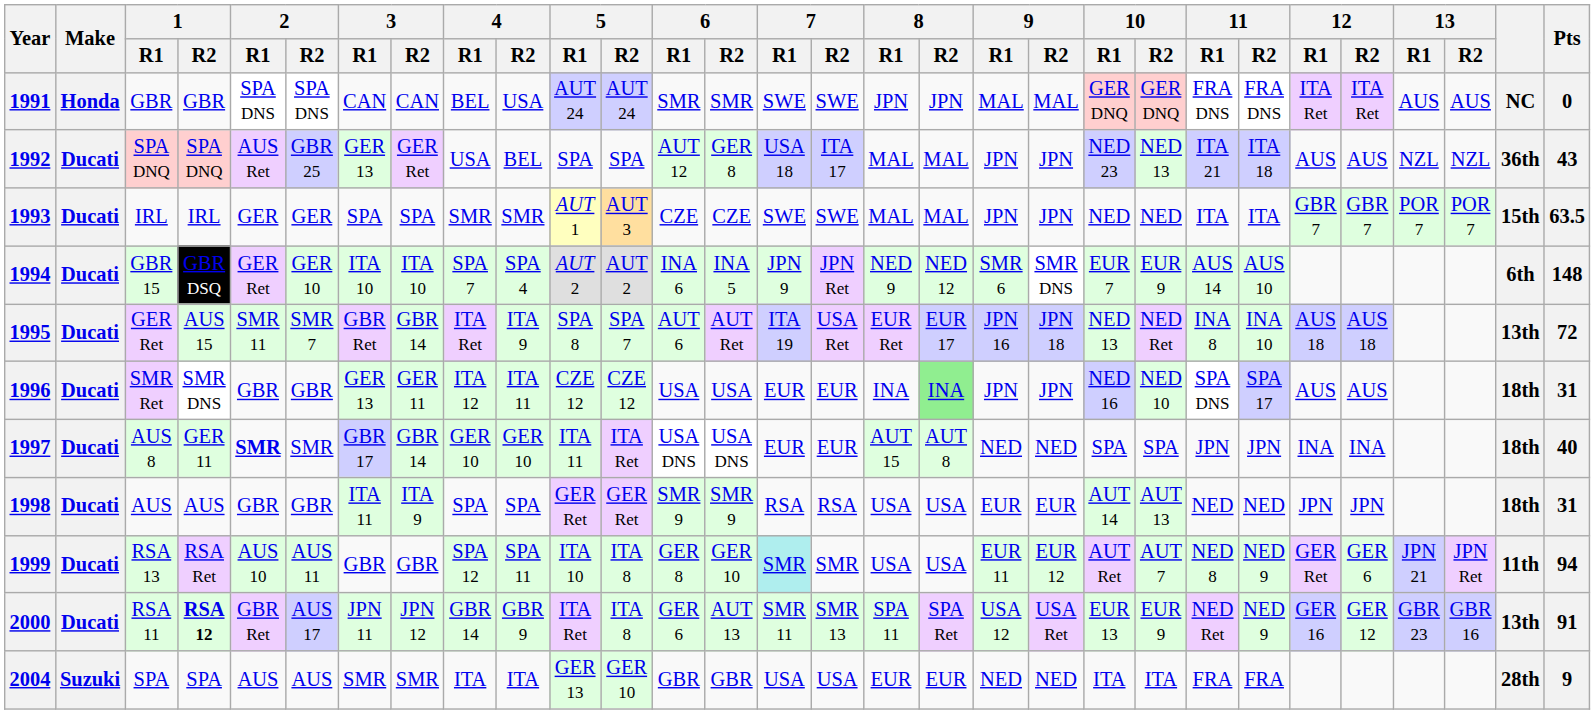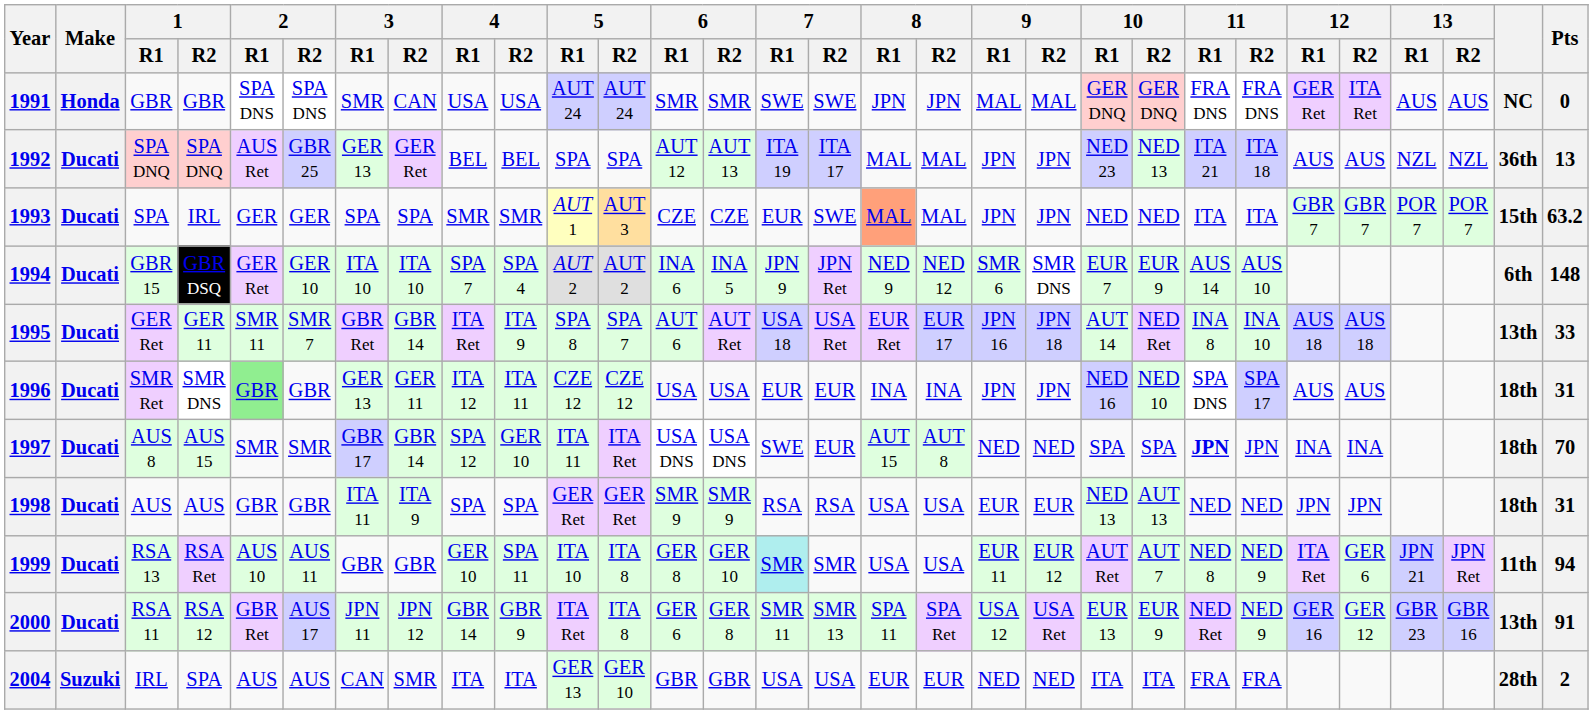(365, 101) CAN -> (362, 101) SMR
(470, 101) BEL -> (468, 101) USA
(1316, 101) ITA Ret -> (1313, 101) GER Ret
(470, 159) USA -> (468, 159) BEL
(732, 159) GER 8 -> (729, 159) AUT 13
(784, 159) USA 18 -> (782, 159) ITA 19
(1567, 159) 43 -> (1565, 159) 13
(151, 217) IRL -> (151, 217) SPA
(784, 217) SWE -> (782, 217) EUR
(891, 217) no background -> (889, 217) lightsalmon background
(1567, 217) 63.5 -> (1565, 217) 63.2
(204, 332) AUS 15 -> (204, 332) GER 11
(784, 332) ITA 19 -> (782, 332) USA 18
(1109, 332) NED 13 -> (1107, 332) AUT 14
(1567, 332) 72 -> (1565, 332) 33
(258, 390) no background -> (257, 390) lightgreen background
(946, 390) lightgreen background -> (944, 390) no background
(204, 448) GER 11 -> (204, 448) AUS 15
(258, 448) bold -> (257, 448) normal
(470, 448) GER 10 -> (468, 448) SPA 12
(784, 448) EUR -> (782, 448) SWE
(1212, 448) normal -> (1210, 448) bold
(1567, 448) 40 -> (1565, 448) 70
(1109, 506) AUT 14 -> (1107, 506) NED 13
(470, 564) SPA 12 -> (468, 564) GER 10
(1316, 564) GER Ret -> (1313, 564) ITA Ret
(204, 622) bold -> (204, 622) normal
(732, 622) AUT 13 -> (729, 622) GER 8
(151, 679) SPA -> (151, 679) IRL
(365, 679) SMR -> (362, 679) CAN
(1567, 679) 9 -> (1565, 679) 2
